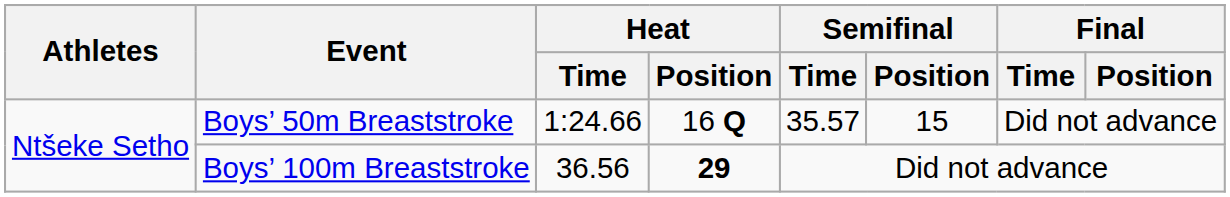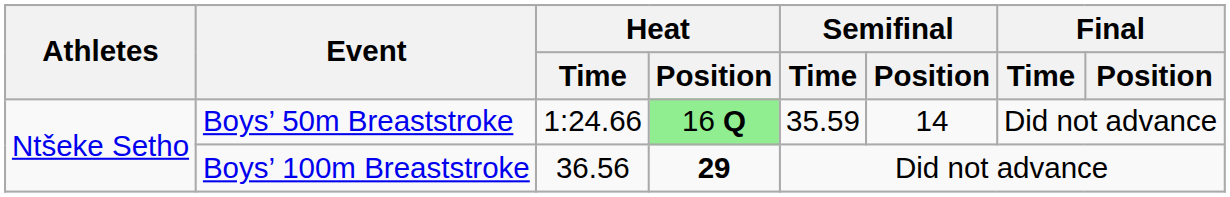(714, 122) no background -> (714, 122) lightgreen background
(823, 122) 35.57 -> (823, 122) 35.59
(932, 122) 15 -> (932, 122) 14
